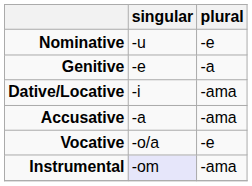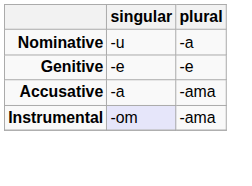(208, 42) -e -> (186, 42) -a
(208, 67) -a -> (186, 67) -e
- row: (66, 92)
- row: (92, 142)
